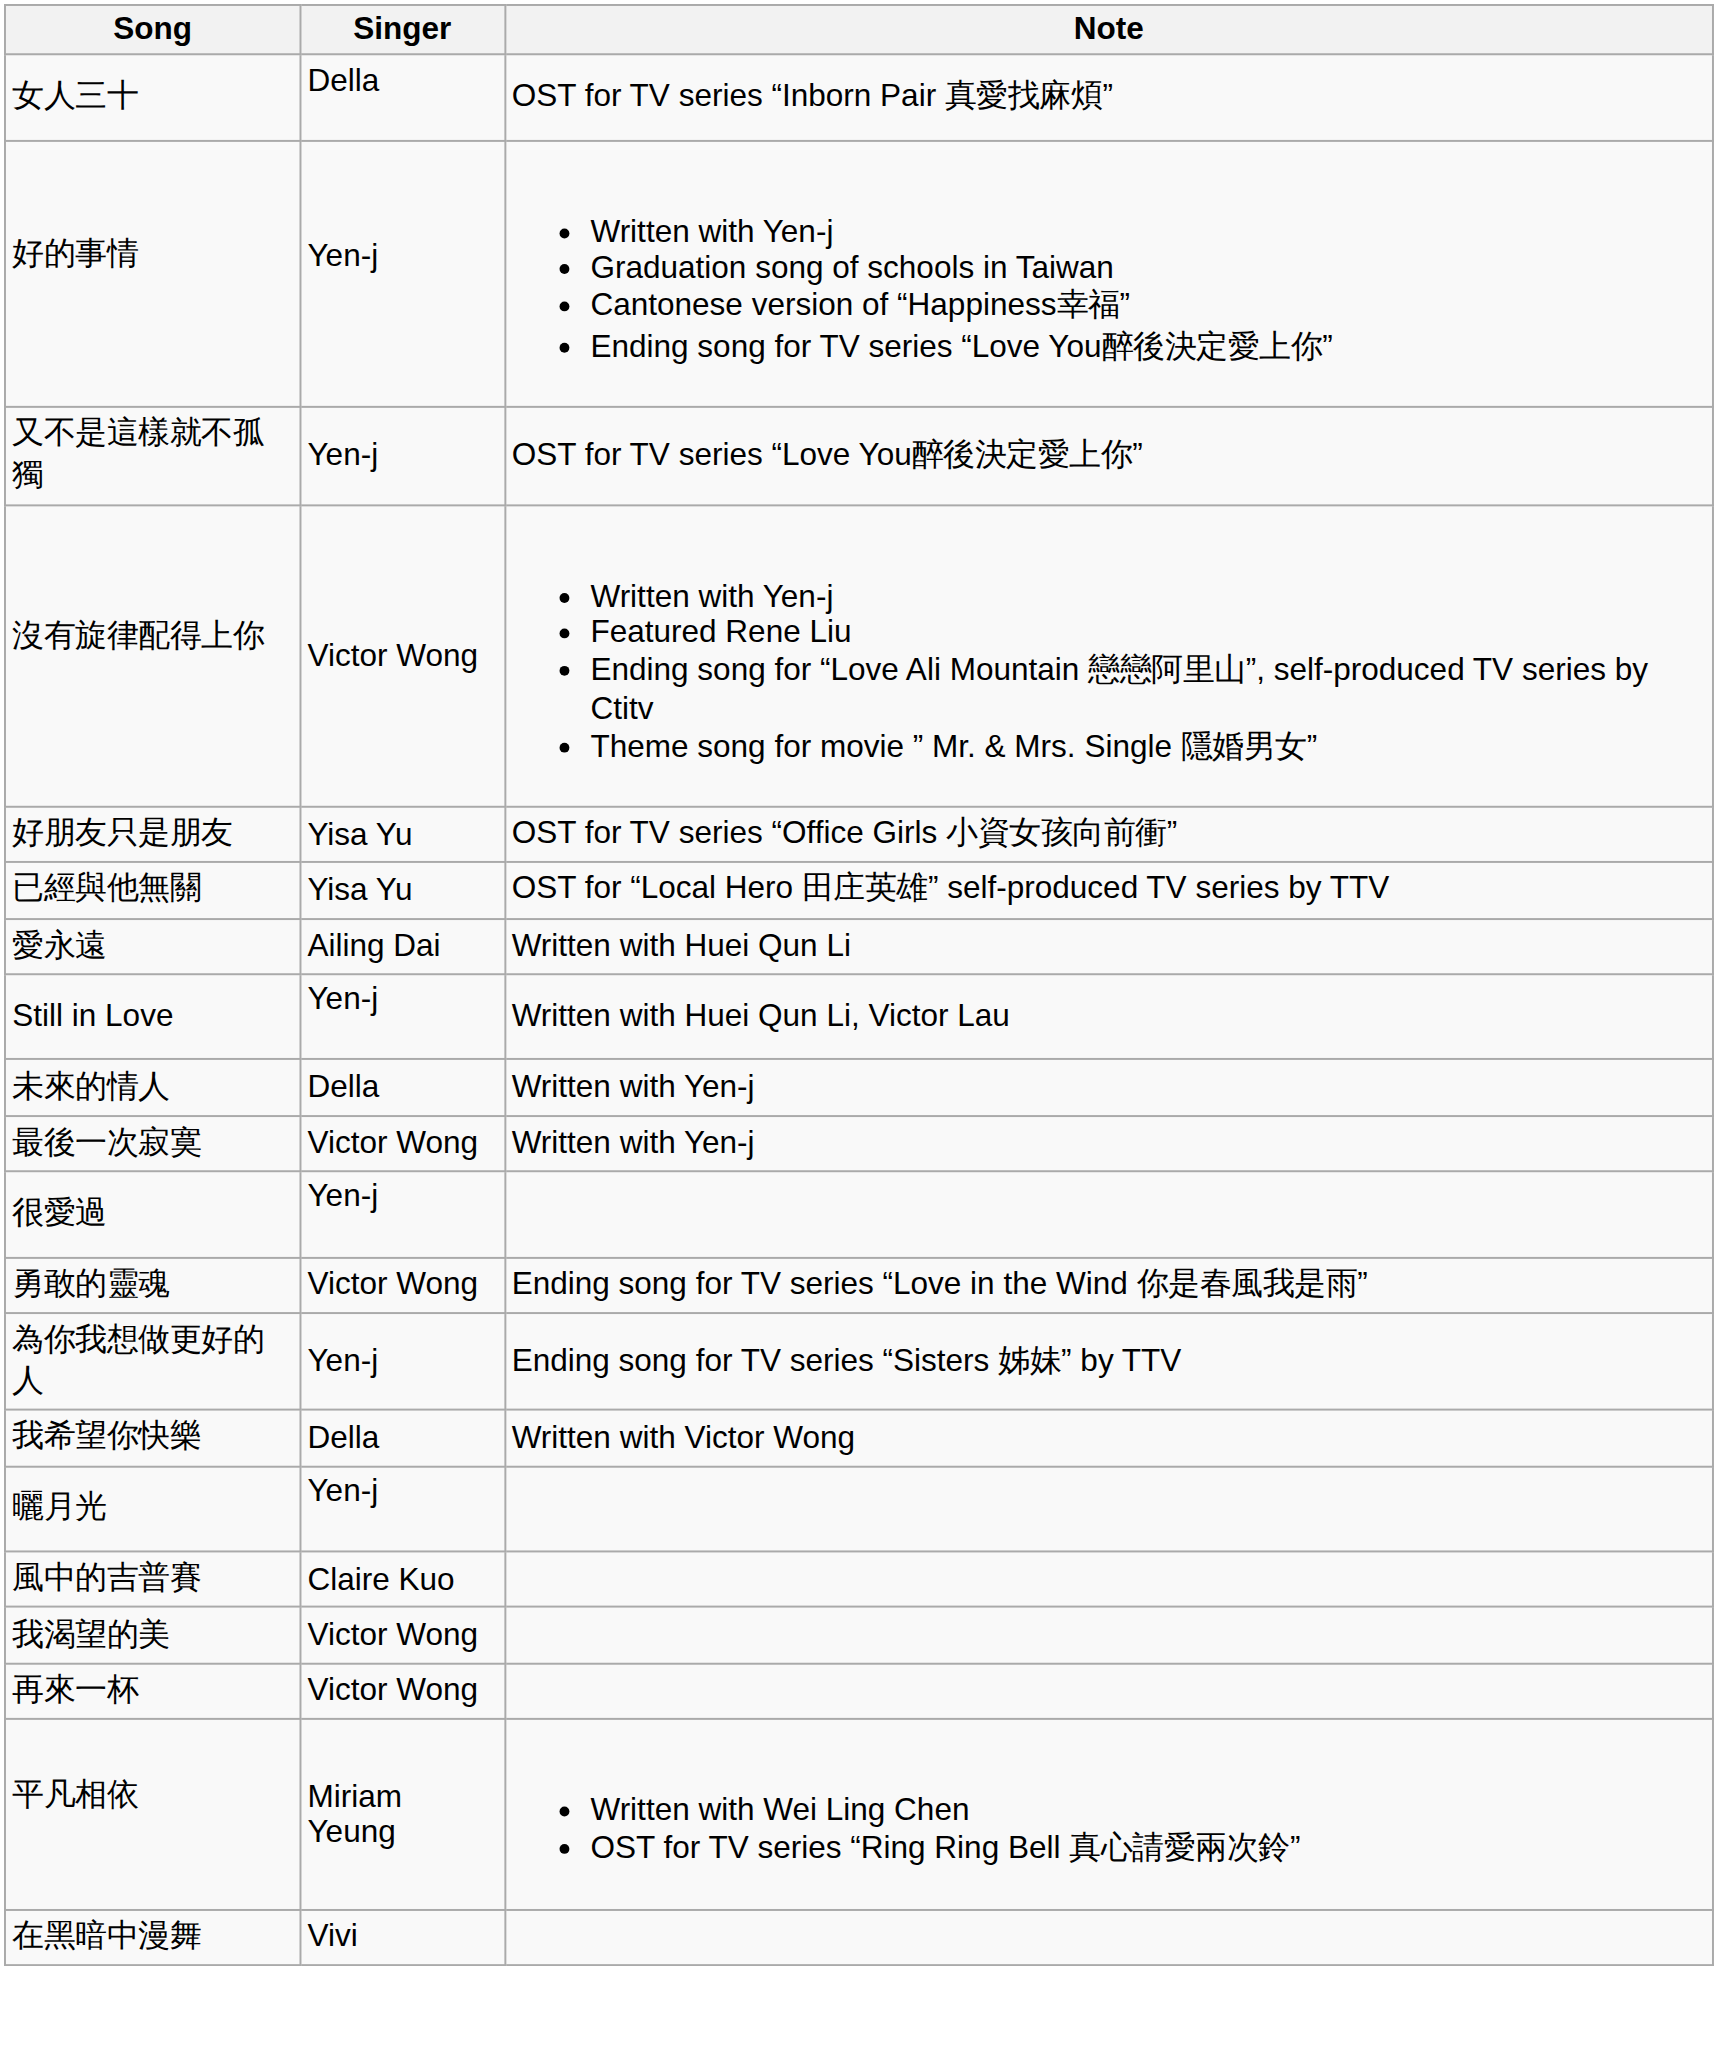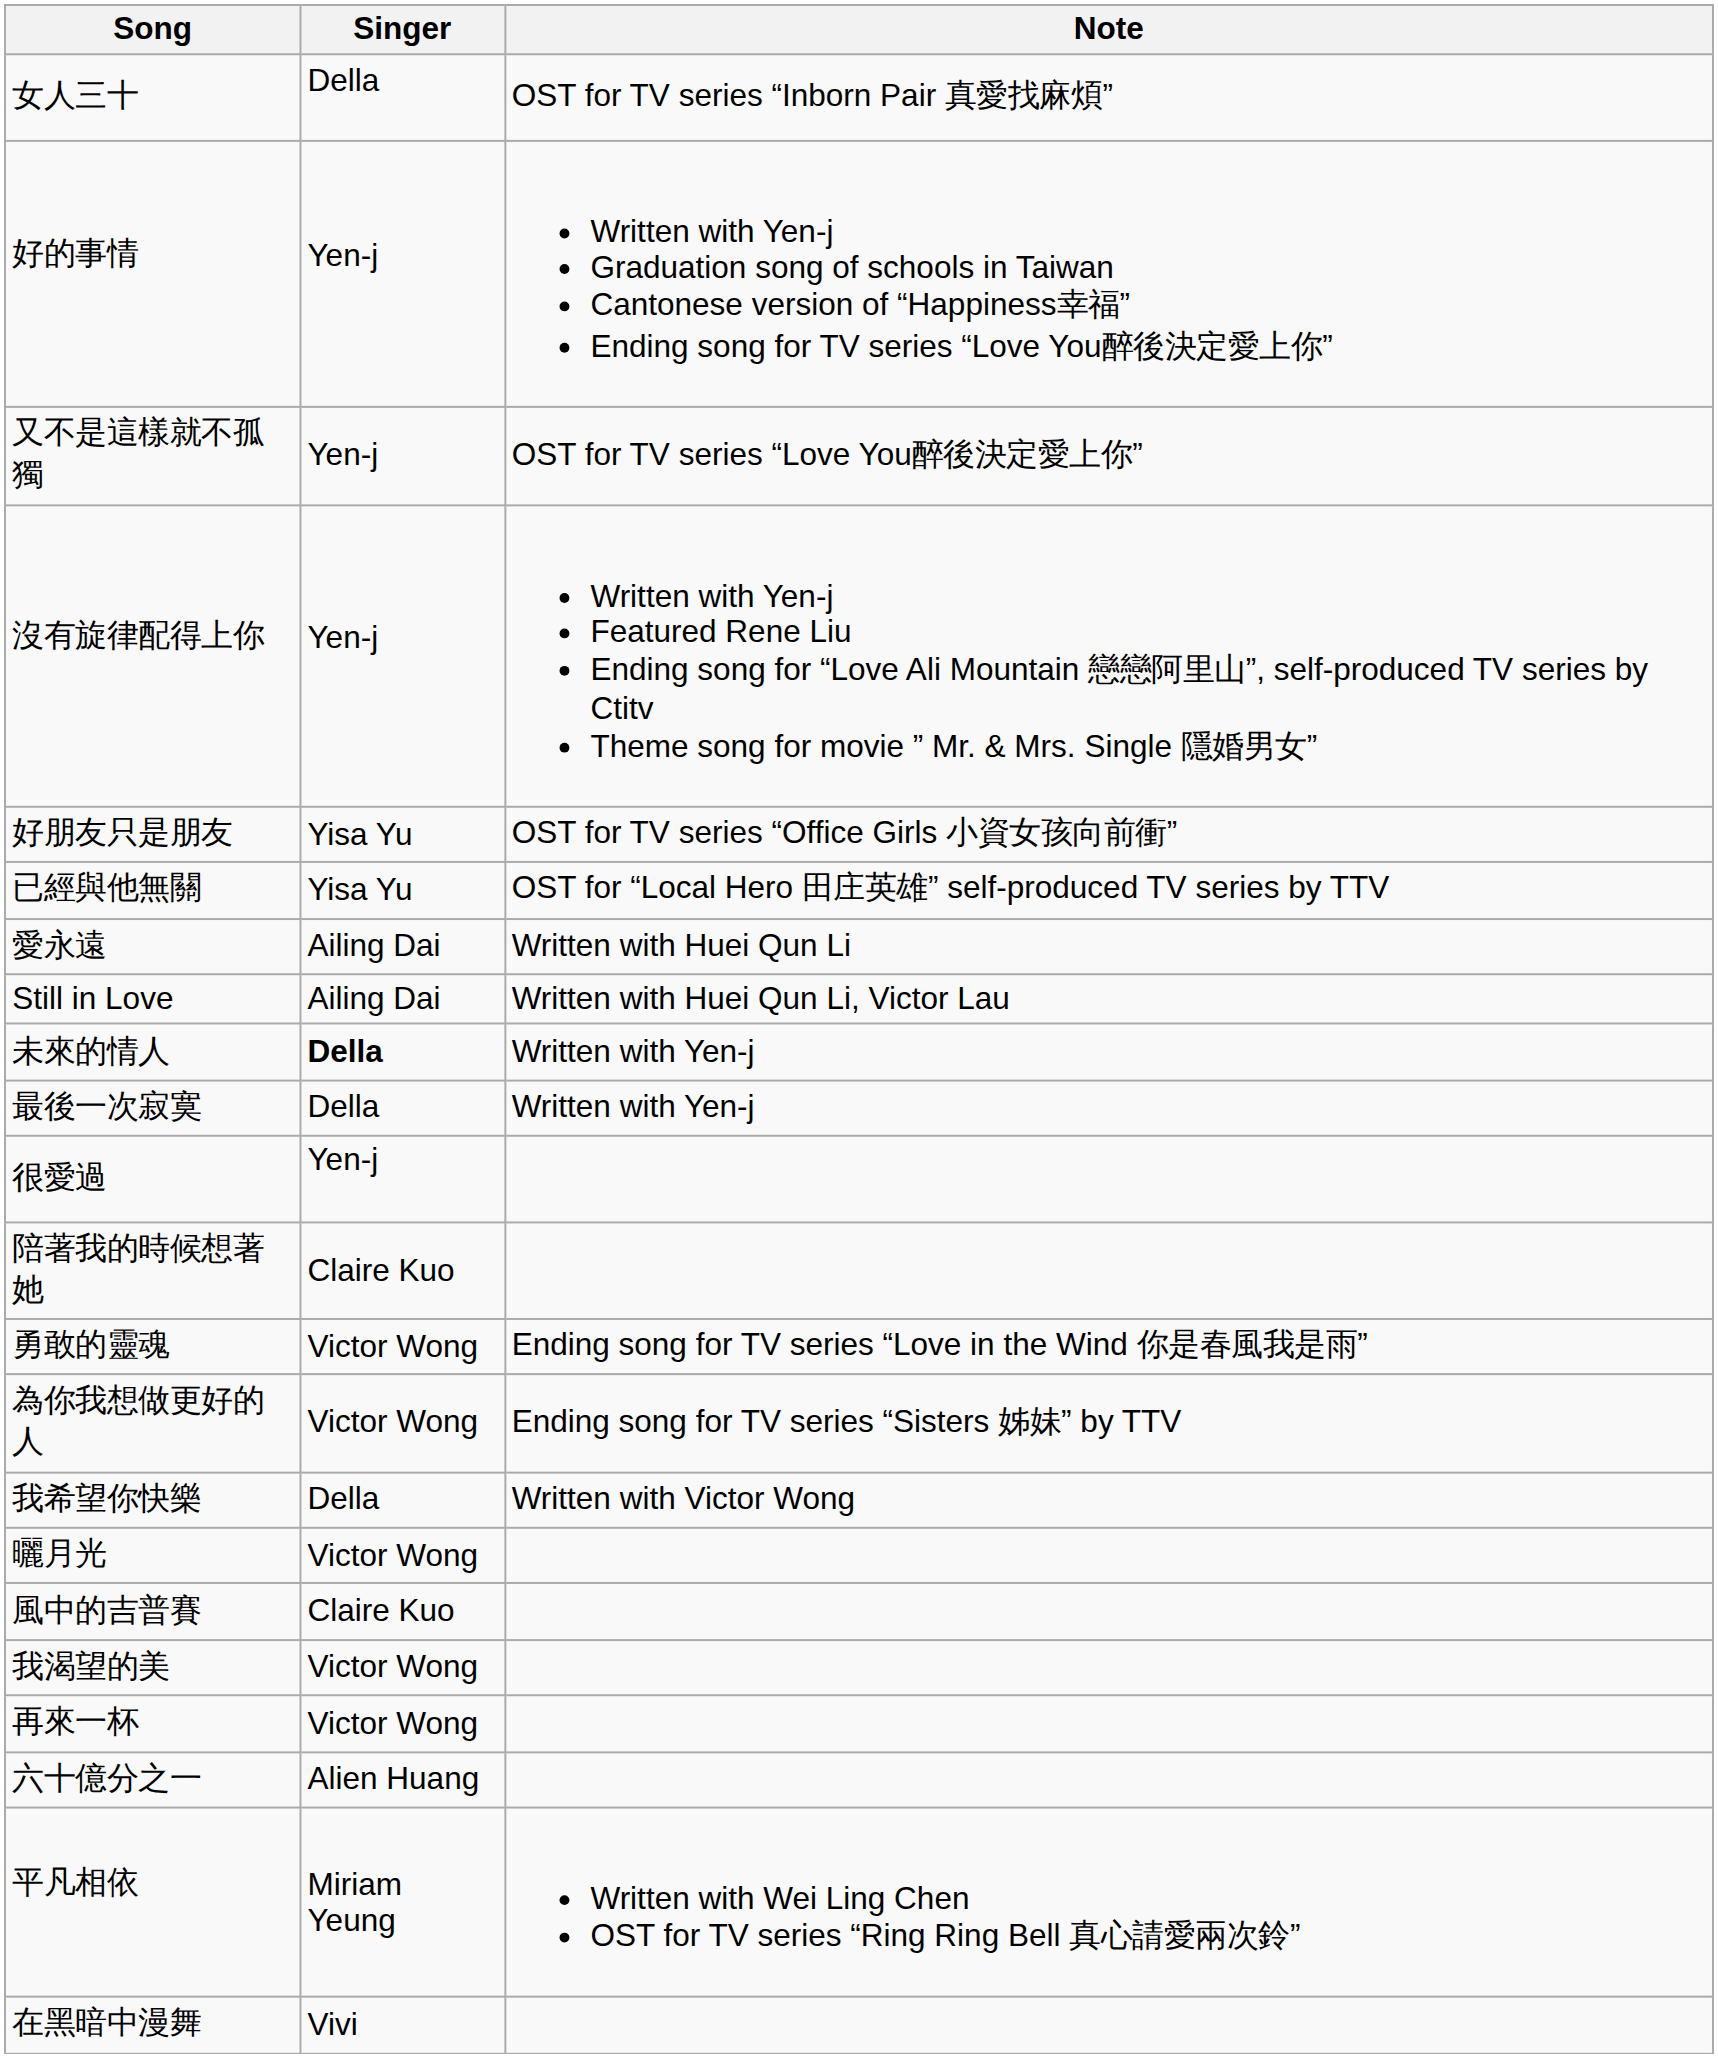(393, 654) Victor Wong -> (343, 637) Yen-j
(343, 998) Yen-j -> (374, 998) Ailing Dai
(343, 1087) normal -> (345, 1051) bold
(393, 1143) Victor Wong -> (343, 1107) Della
+ row: (138, 1268)
(343, 1360) Yen-j -> (393, 1422) Victor Wong
(343, 1490) Yen-j -> (393, 1555) Victor Wong
+ row: (107, 1777)
